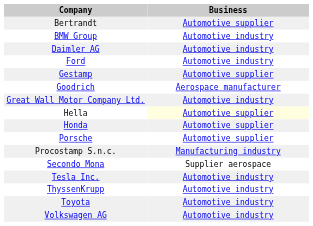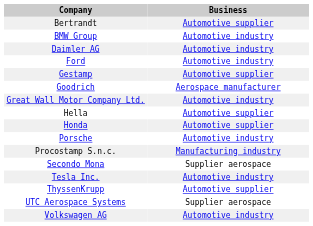(228, 113) lightyellow background -> (228, 113) no background
(228, 139) Automotive supplier -> (228, 139) Automotive industry
(228, 190) Automotive industry -> (228, 190) Automotive supplier
- row: (76, 203)
+ row: (76, 203)
